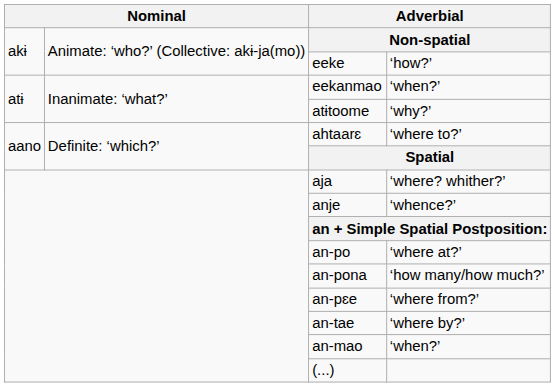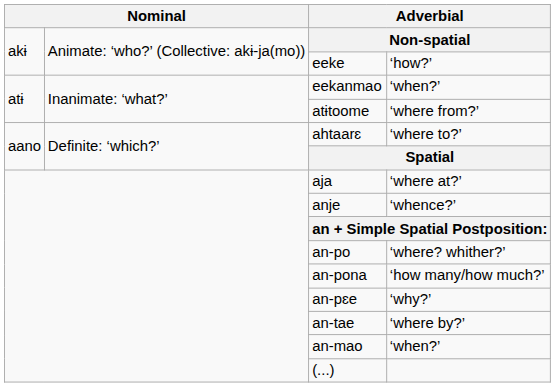(411, 110) ‘why?’ -> (435, 110) ‘where from?’
(448, 181) ‘where? whither?’ -> (426, 181) ‘where at?’
(426, 252) ‘where at?’ -> (448, 252) ‘where? whither?’
(435, 299) ‘where from?’ -> (411, 299) ‘why?’
